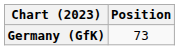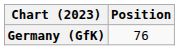(141, 35) 73 -> (141, 35) 76
